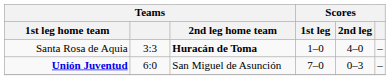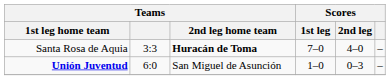(315, 48) 1–0 -> (315, 48) 7–0
(315, 65) 7–0 -> (315, 65) 1–0
